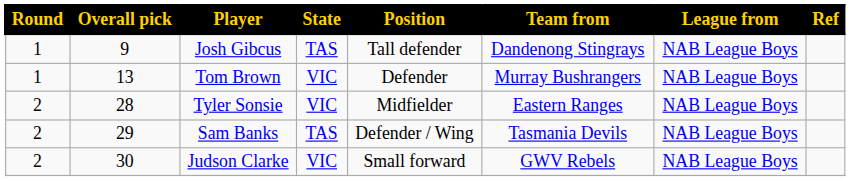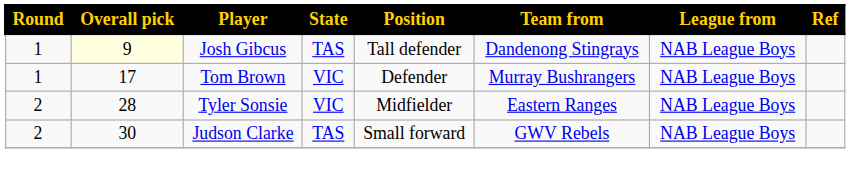(125, 48) no background -> (127, 48) lightyellow background
(125, 77) 13 -> (127, 77) 17
- row: (238, 133)
(322, 161) VIC -> (328, 133) TAS
